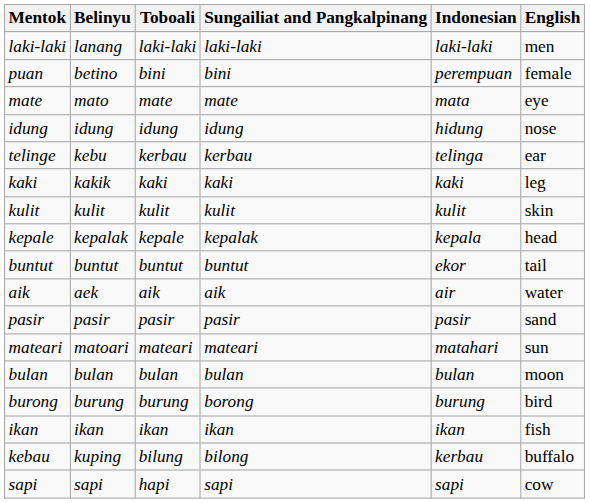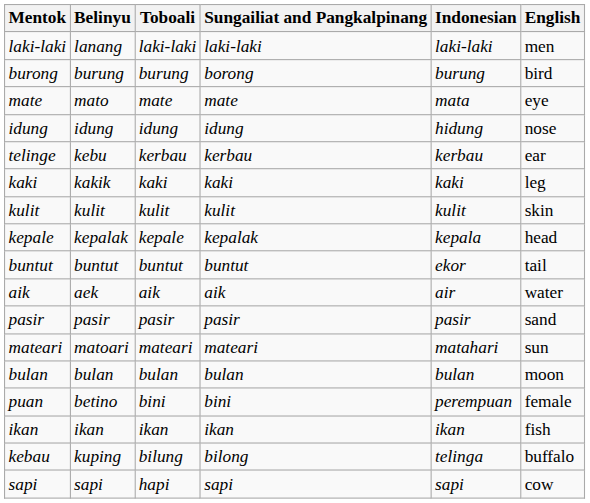rows swapped: (26, 73) <-> (33, 401)
(459, 155) telinga -> (459, 155) kerbau
(459, 456) kerbau -> (459, 456) telinga
